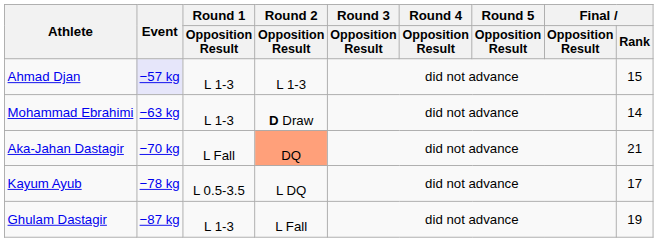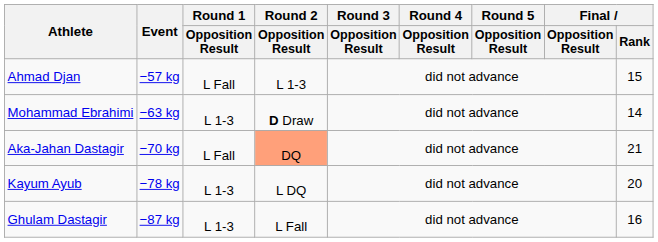(160, 77) lavender background -> (160, 77) no background
(219, 85) L 1-3 -> (219, 85) L Fall
(219, 191) L 0.5-3.5 -> (219, 191) L 1-3
(635, 184) 17 -> (635, 184) 20
(635, 220) 19 -> (635, 220) 16
